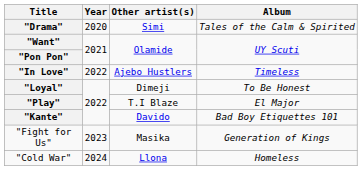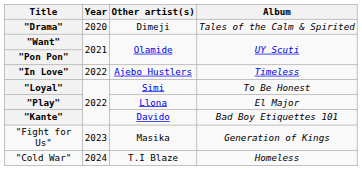(153, 27) Simi -> (153, 27) Dimeji
(153, 87) Dimeji -> (153, 87) Simi
(153, 102) T.I Blaze -> (153, 102) Llona
(153, 158) Llona -> (153, 158) T.I Blaze
